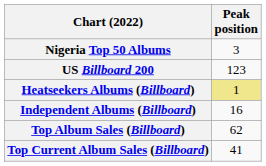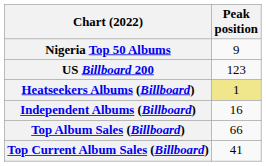(236, 49) 3 -> (236, 49) 9
(236, 130) 62 -> (236, 130) 66
